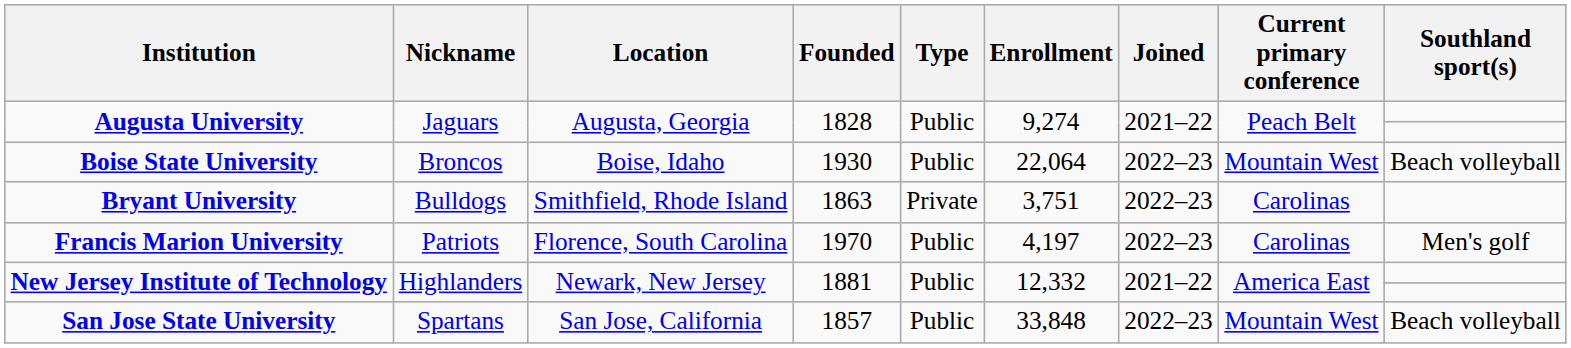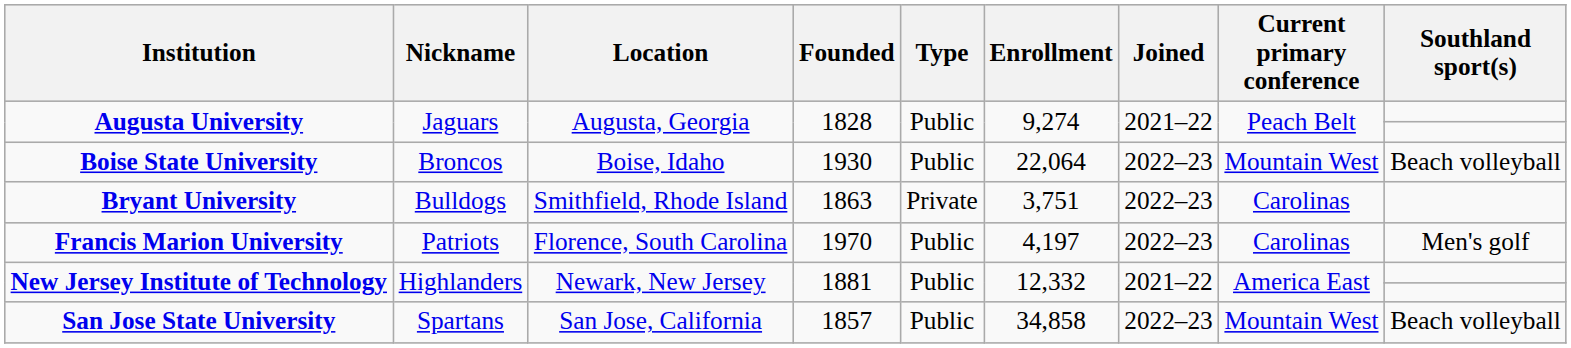(1051, 321) 33,848 -> (1051, 321) 34,858
